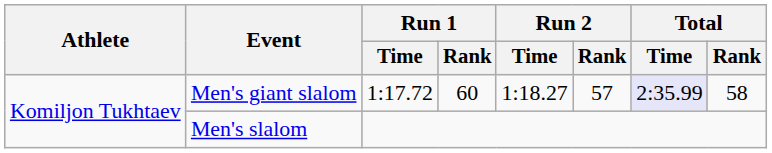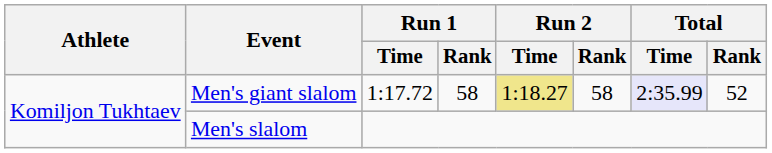(467, 93) 60 -> (467, 93) 58
(535, 93) no background -> (535, 93) khaki background
(602, 93) 57 -> (602, 93) 58
(737, 93) 58 -> (737, 93) 52
